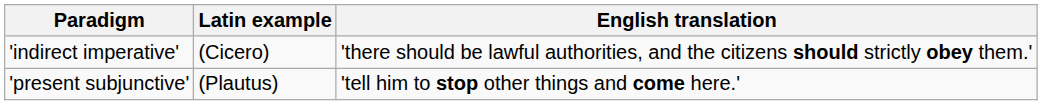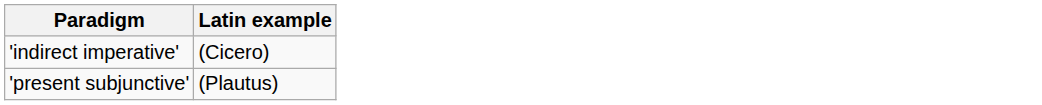- column: (687, 20)
